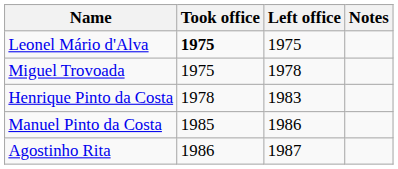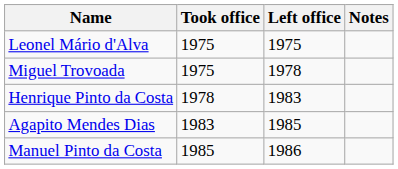(198, 44) bold -> (198, 44) normal
+ row: (82, 124)
- row: (60, 151)
